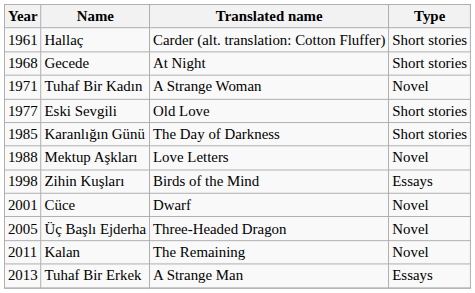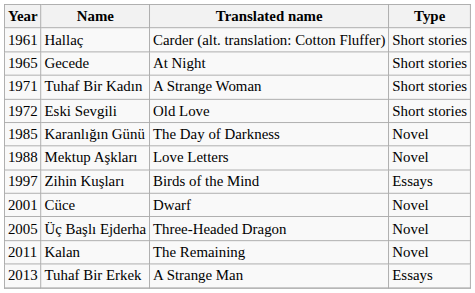(23, 63) 1968 -> (23, 63) 1965
(410, 87) Novel -> (430, 87) Short stories
(23, 110) 1977 -> (23, 110) 1972
(430, 134) Short stories -> (410, 134) Novel
(23, 181) 1998 -> (23, 181) 1997
